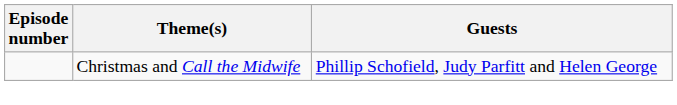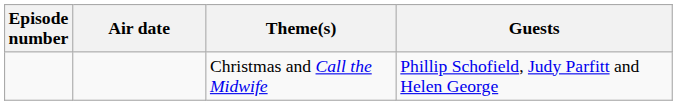+ column: (139, 28)
